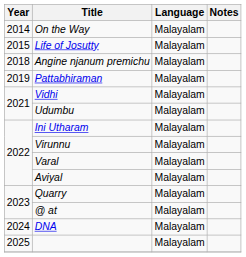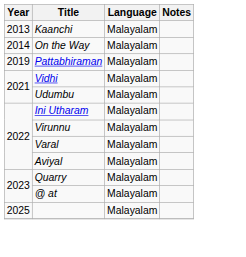+ row: (18, 29)
- row: (18, 45)
- row: (18, 62)
- row: (18, 227)
